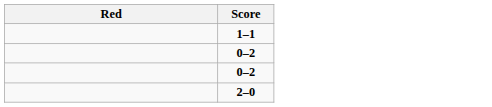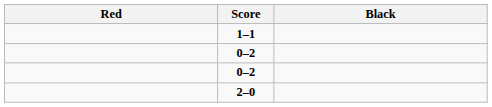+ column: (380, 14)
